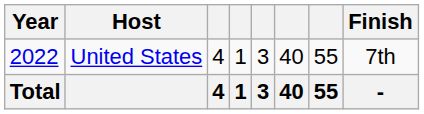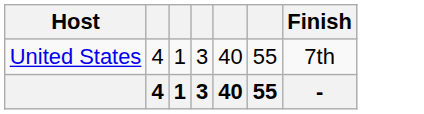- column: (35, 21)
